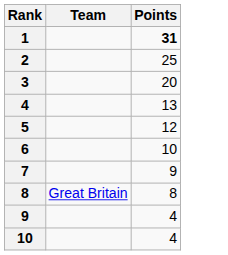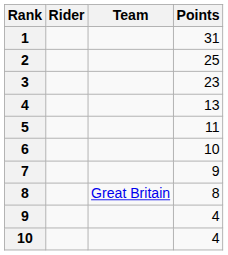+ column: (67, 15)
(169, 37) bold -> (212, 37) normal
(169, 82) 20 -> (212, 82) 23
(169, 127) 12 -> (212, 127) 11
